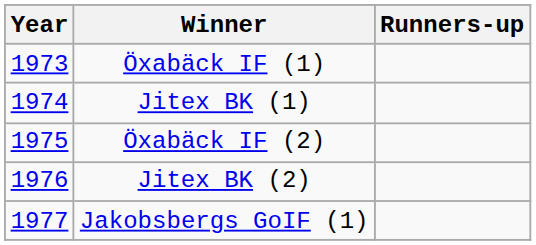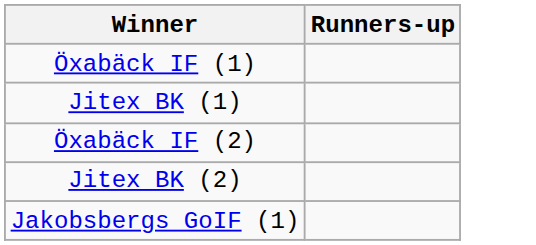- column: (40, 25)
